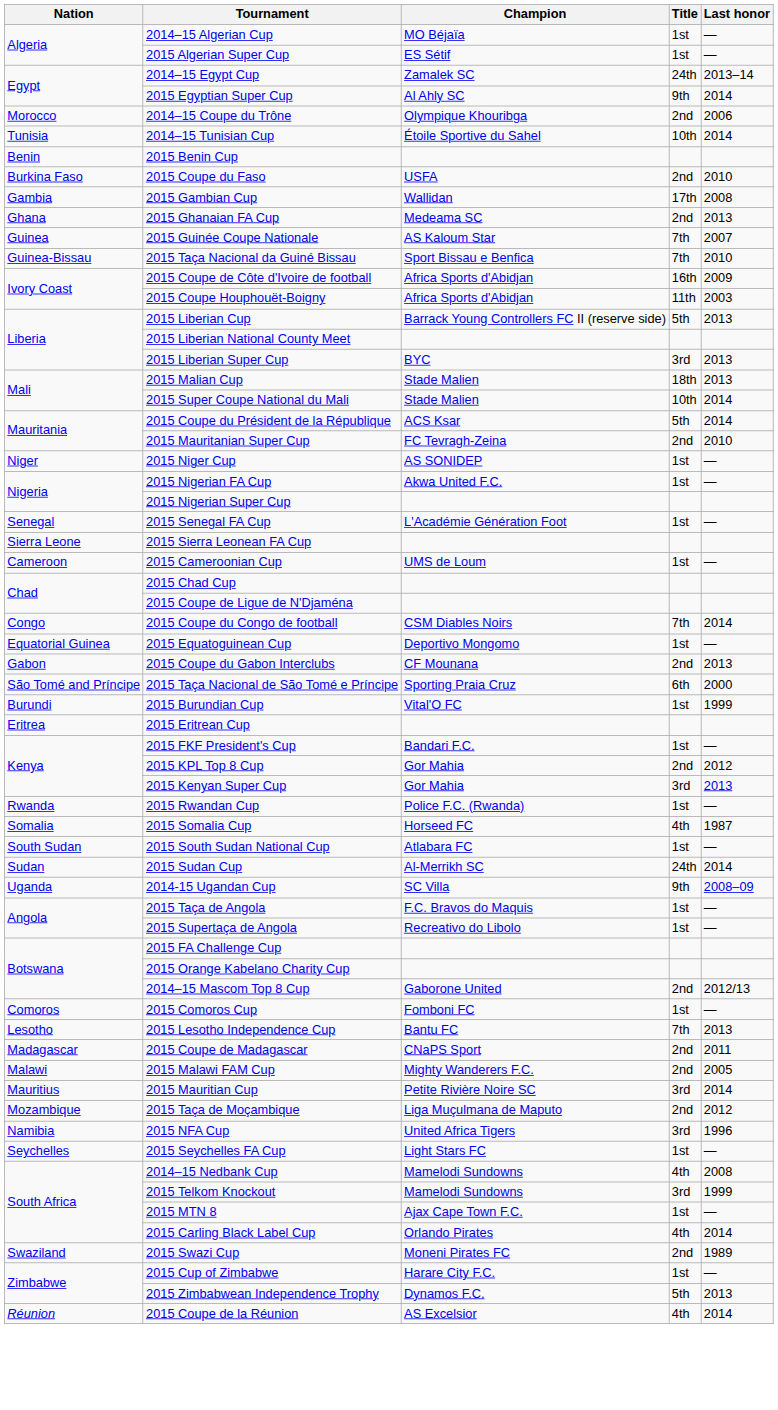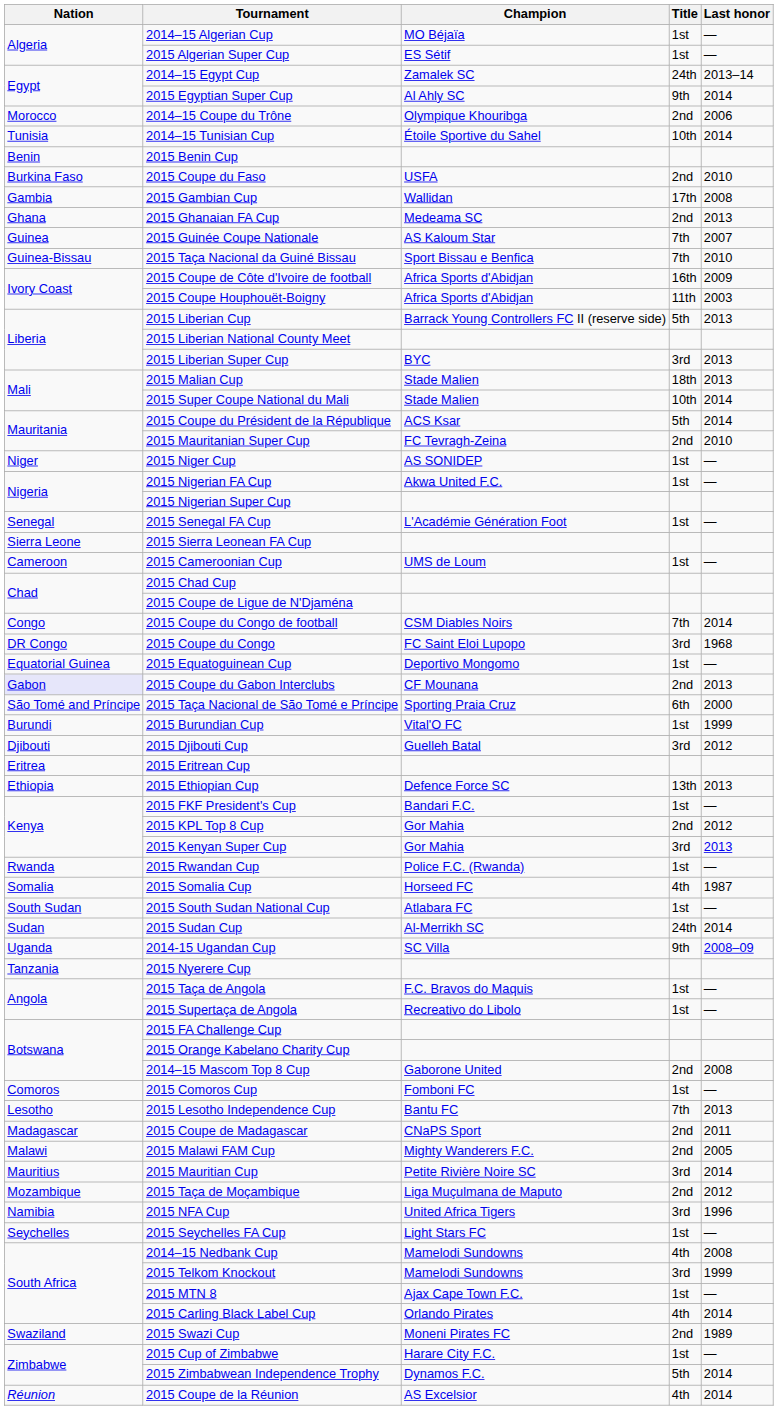+ row: (210, 643)
(27, 664) no background -> (27, 684) lavender background
+ row: (197, 745)
+ row: (202, 786)
+ row: (198, 968)
(727, 989) 2012/13 -> (718, 1070) 2008
(718, 1293) 2013 -> (718, 1374) 2014
